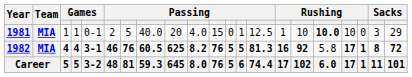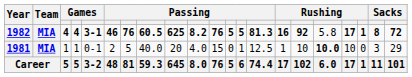rows swapped: (18, 33) <-> (18, 49)
